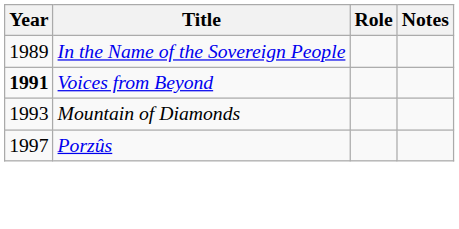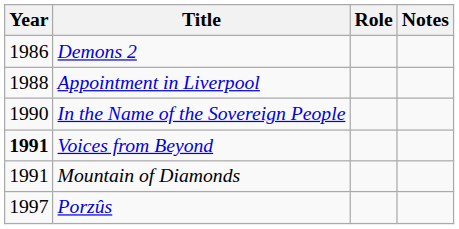+ row: (97, 51)
+ row: (159, 82)
(29, 51) 1989 -> (29, 113) 1990
(29, 113) 1993 -> (29, 176) 1991
